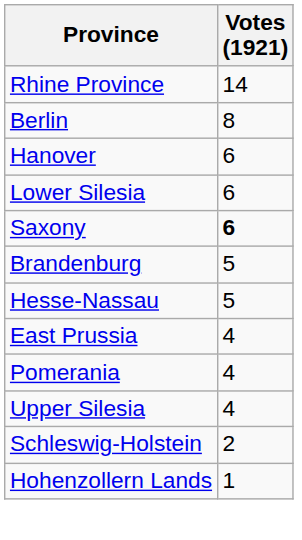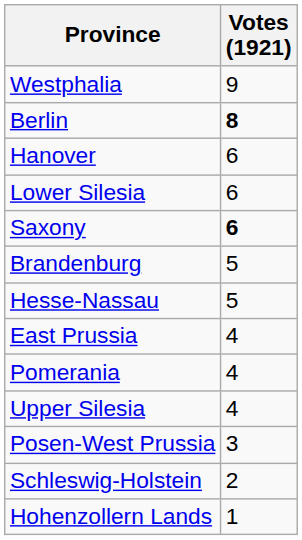- row: (87, 84)
+ row: (66, 84)
(229, 120) normal -> (232, 120) bold
+ row: (113, 444)
